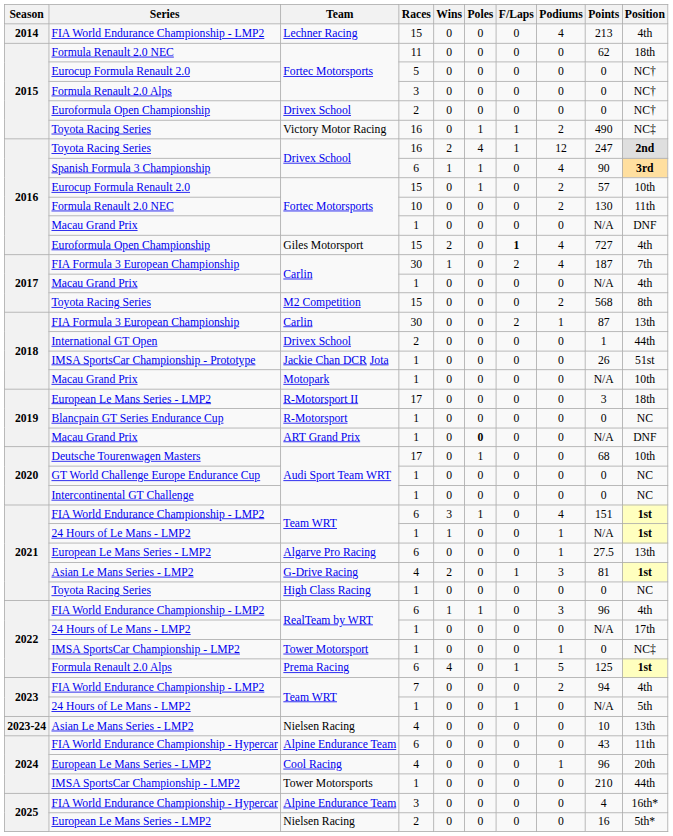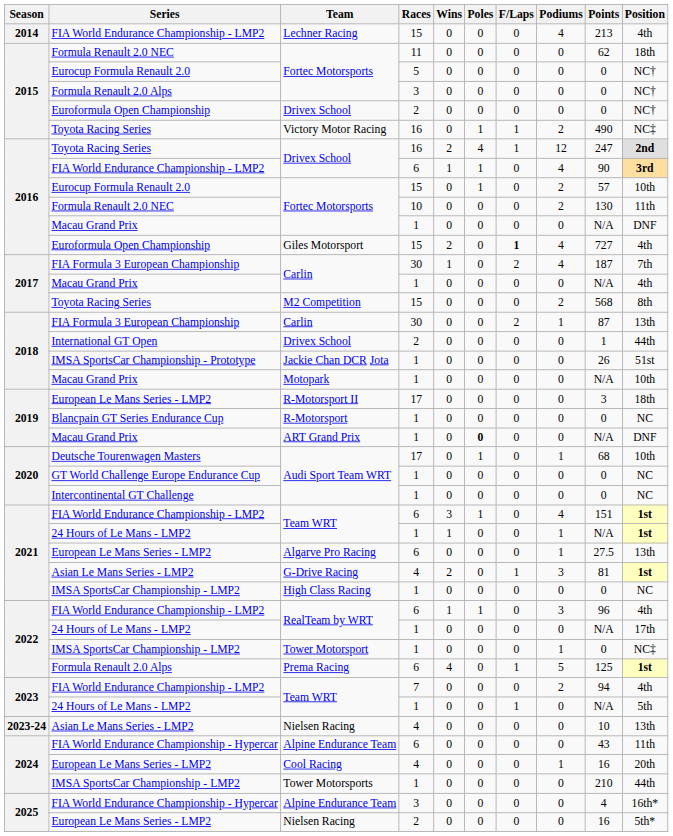(131, 168) Spanish Formula 3 Championship -> (158, 168) FIA World Endurance Championship - LMP2
(561, 456) 0 -> (561, 456) 1
(101, 591) Toyota Racing Series -> (146, 591) IMSA SportsCar Championship - LMP2
(604, 764) 96 -> (604, 764) 16
